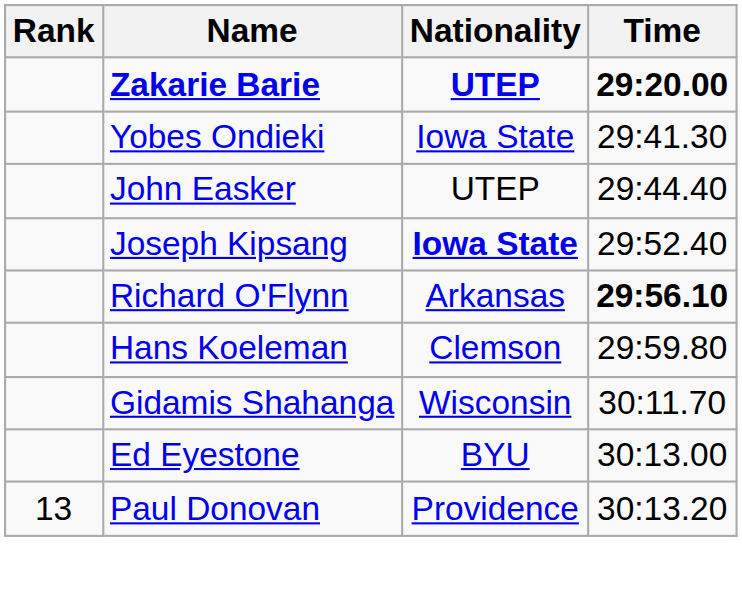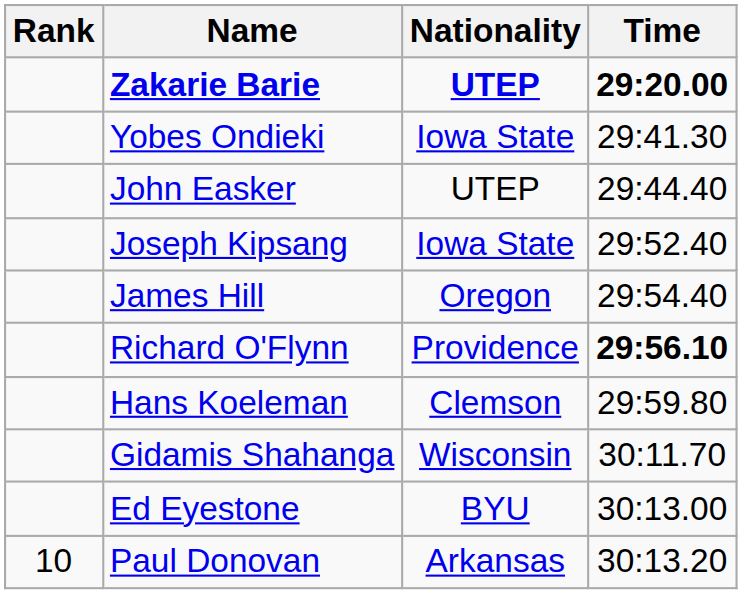(495, 243) bold -> (495, 243) normal
+ row: (187, 296)
(495, 296) Arkansas -> (495, 349) Providence
(54, 508) 13 -> (54, 561) 10
(495, 508) Providence -> (495, 561) Arkansas
